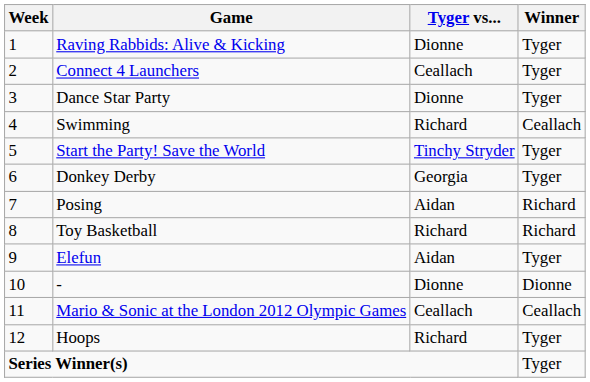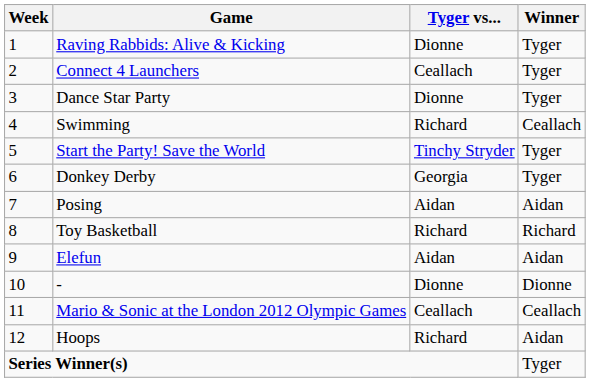(549, 204) Richard -> (543, 204) Aidan
(542, 257) Tyger -> (543, 257) Aidan
(542, 337) Tyger -> (543, 337) Aidan
